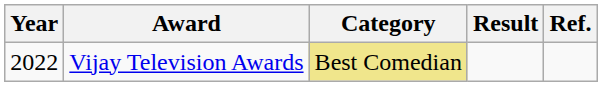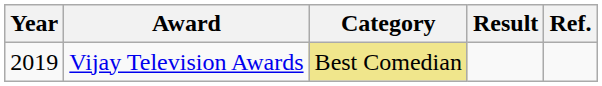(34, 61) 2022 -> (34, 61) 2019
